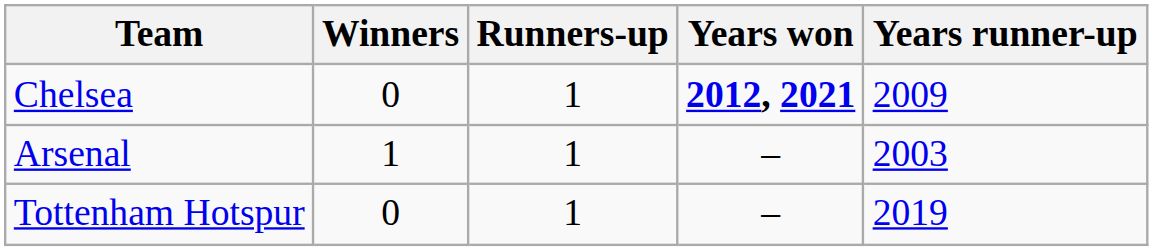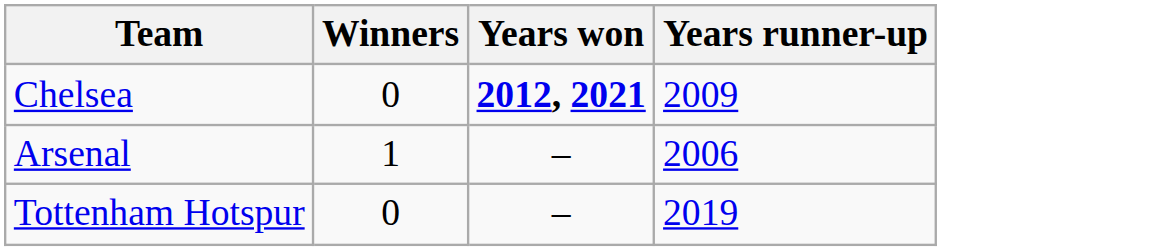- column: (573, 34)
(910, 153) 2003 -> (701, 153) 2006
